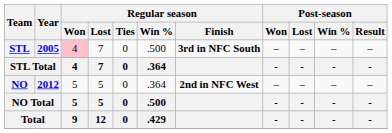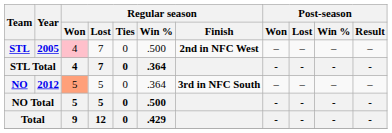(219, 49) 3rd in NFC South -> (219, 49) 2nd in NFC West
(75, 84) no background -> (75, 84) lightsalmon background
(219, 84) 2nd in NFC West -> (219, 84) 3rd in NFC South
